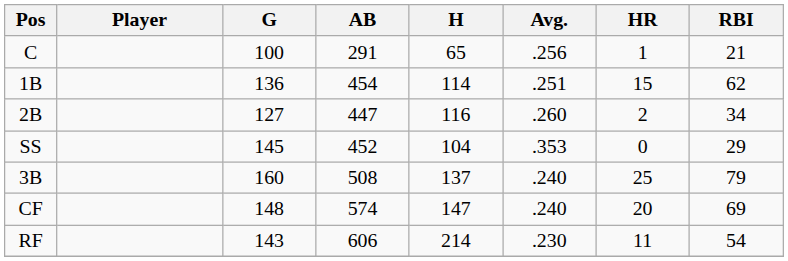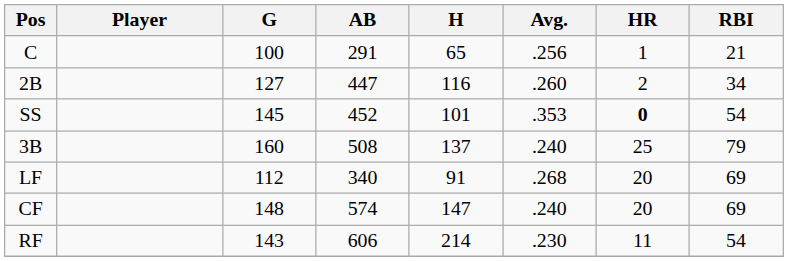- row: (31, 83)
(456, 146) 104 -> (456, 114) 101
(643, 146) normal -> (643, 114) bold
(736, 146) 29 -> (736, 114) 54
+ row: (31, 177)
